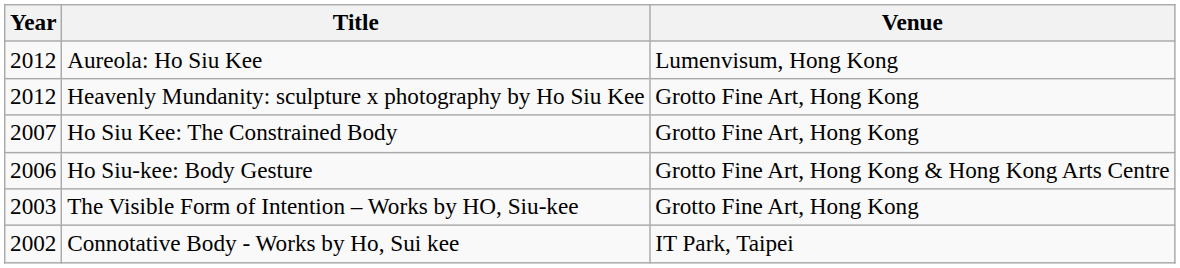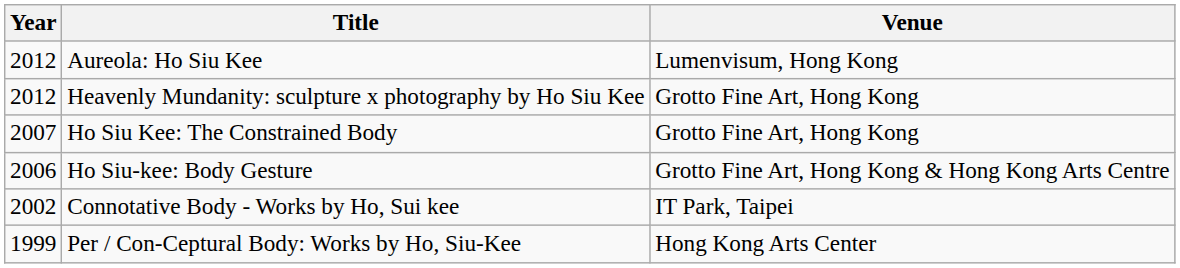- row: (323, 206)
+ row: (294, 243)
